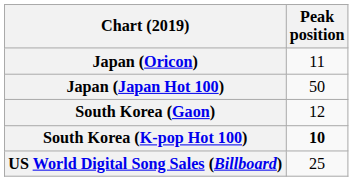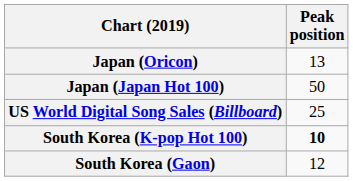(317, 61) 11 -> (317, 61) 13
rows swapped: (145, 112) <-> (145, 163)
